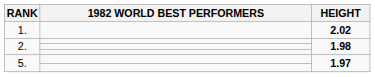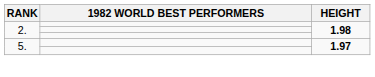- row: (22, 30)
